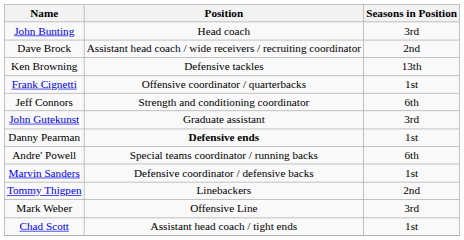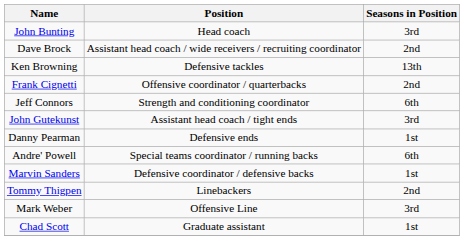(412, 84) 1st -> (412, 84) 2nd
(224, 119) Graduate assistant -> (224, 119) Assistant head coach / tight ends
(224, 137) bold -> (224, 137) normal
(224, 226) Assistant head coach / tight ends -> (224, 226) Graduate assistant
